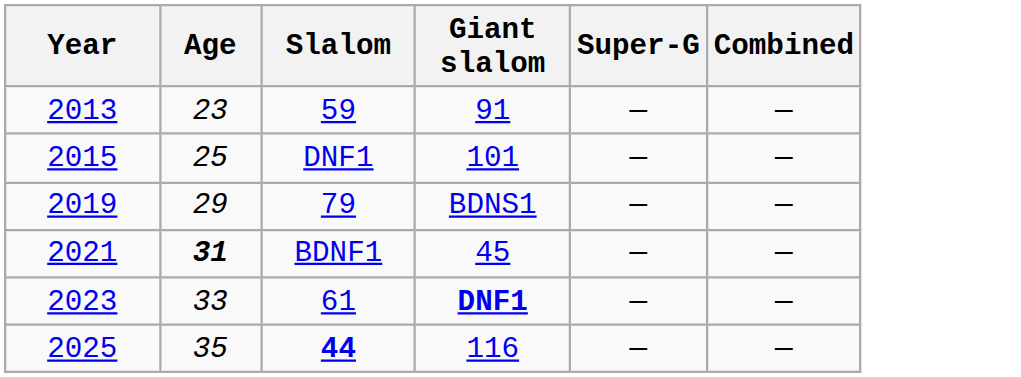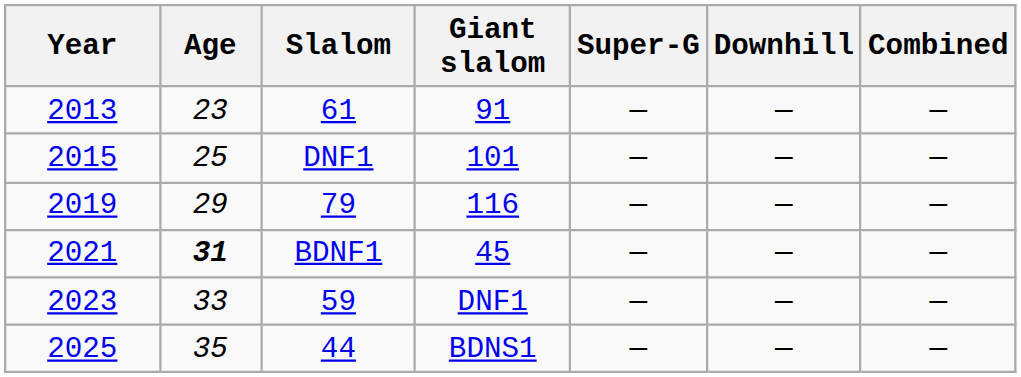+ column: (784, 46)
(338, 110) 59 -> (338, 110) 61
(493, 206) BDNS1 -> (493, 206) 116
(338, 301) 61 -> (338, 301) 59
(493, 301) bold -> (493, 301) normal
(338, 349) bold -> (338, 349) normal
(493, 349) 116 -> (493, 349) BDNS1
